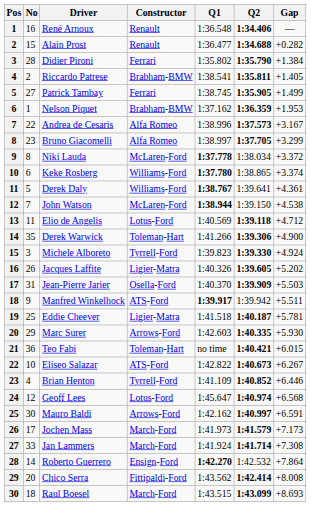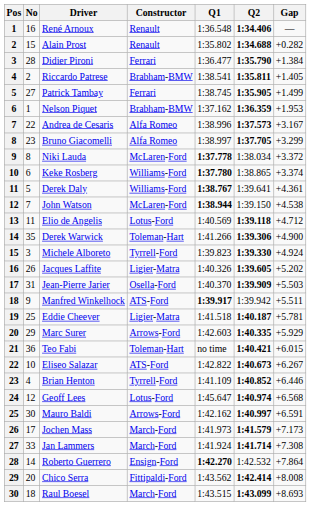(214, 44) 1:36.477 -> (214, 44) 1:35.802
(214, 60) 1:35.802 -> (214, 60) 1:36.477
(290, 333) +5.930 -> (290, 333) +5.929
